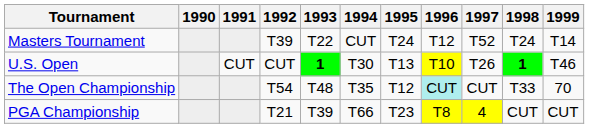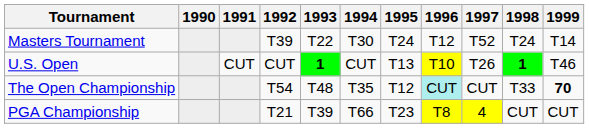(361, 40) CUT -> (361, 40) T30
(361, 64) T30 -> (361, 64) CUT
(563, 88) normal -> (563, 88) bold
